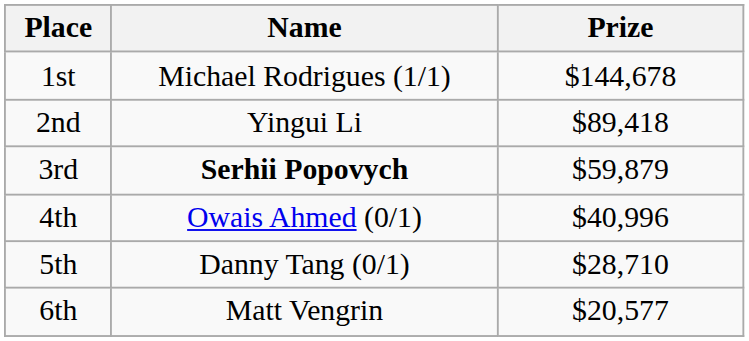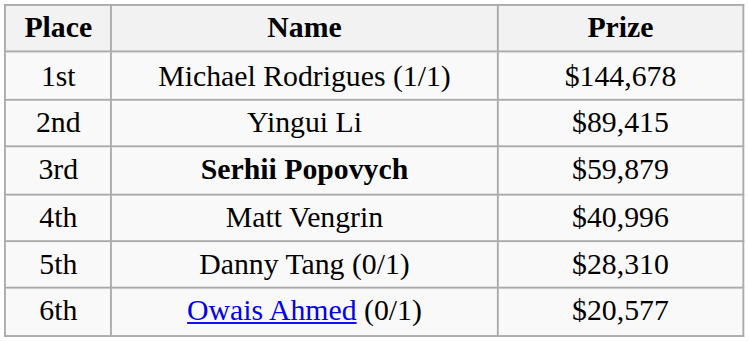(620, 122) $89,418 -> (620, 122) $89,415
(305, 216) Owais Ahmed (0/1) -> (305, 216) Matt Vengrin
(620, 264) $28,710 -> (620, 264) $28,310
(305, 311) Matt Vengrin -> (305, 311) Owais Ahmed (0/1)
